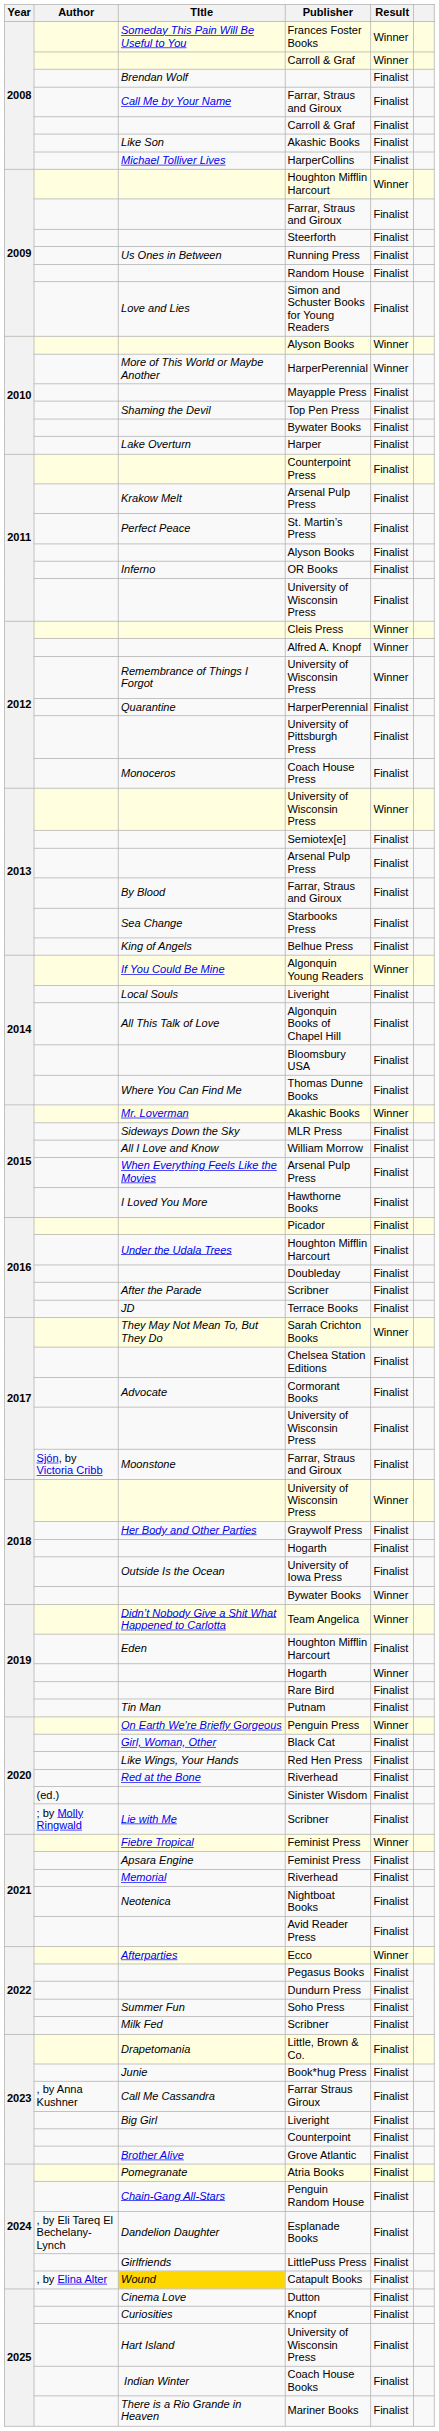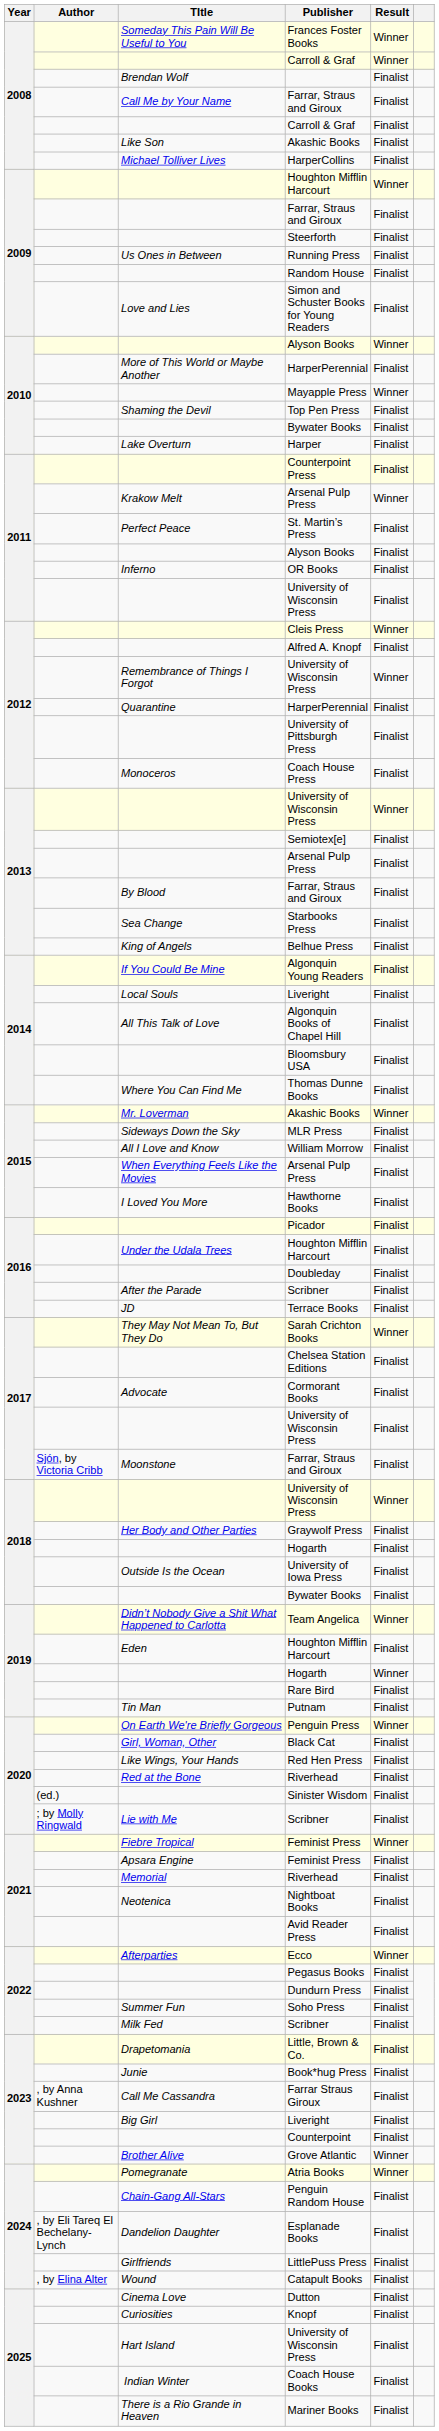(391, 369) Winner -> (391, 369) Finalist
(391, 392) Finalist -> (391, 392) Winner
(391, 498) Finalist -> (391, 498) Winner
(391, 647) Winner -> (391, 647) Finalist
(391, 970) Winner -> (391, 970) Finalist
(391, 1595) Winner -> (391, 1595) Finalist
(391, 2155) Finalist -> (391, 2155) Winner
(391, 2172) Finalist -> (391, 2172) Winner
(139, 2280) gold background -> (139, 2280) no background
